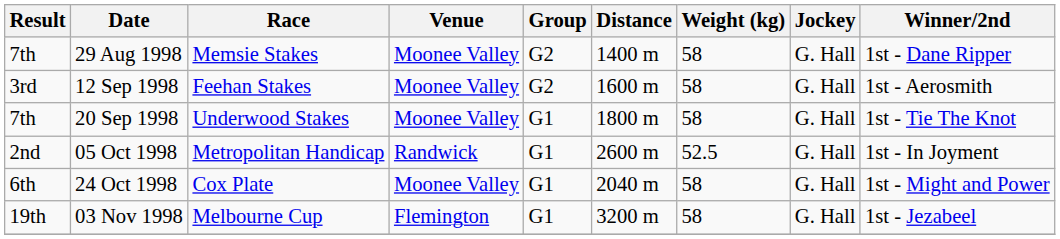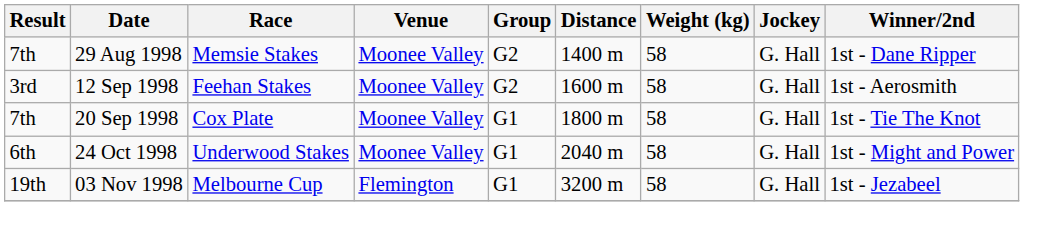(271, 119) Underwood Stakes -> (233, 119) Cox Plate
- row: (126, 151)
(233, 184) Cox Plate -> (271, 151) Underwood Stakes
